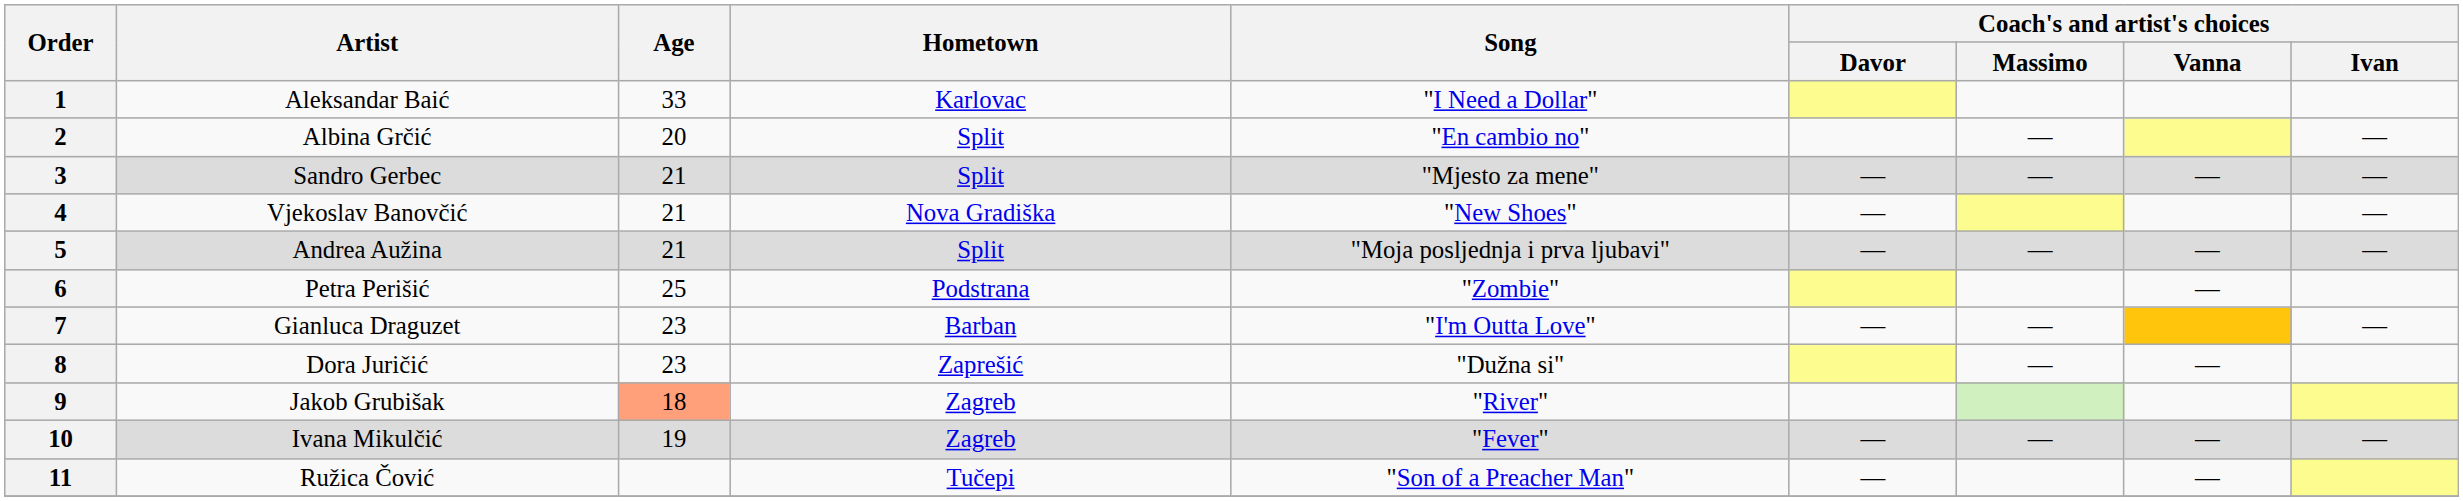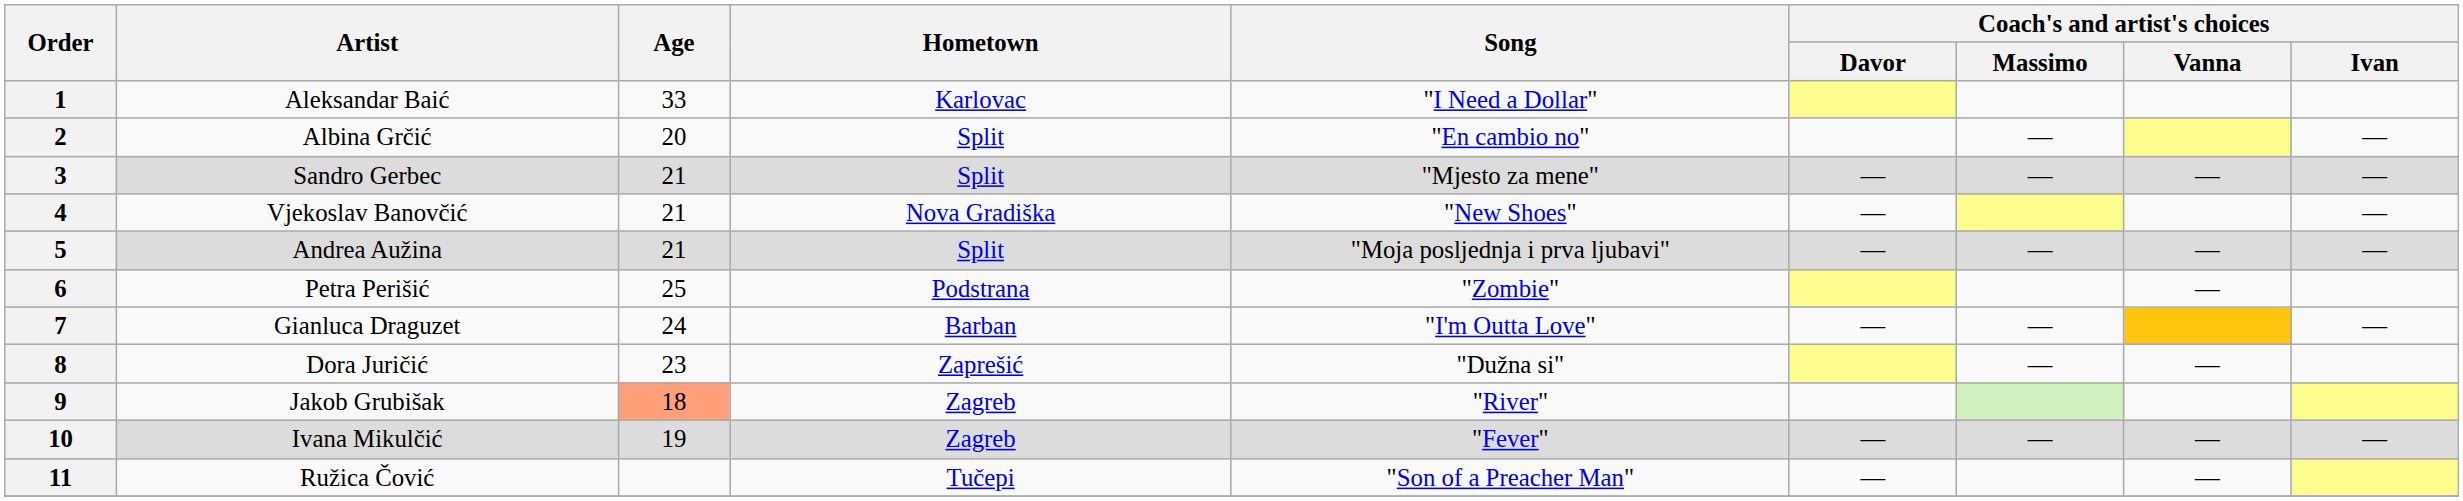(674, 326) 23 -> (674, 326) 24
